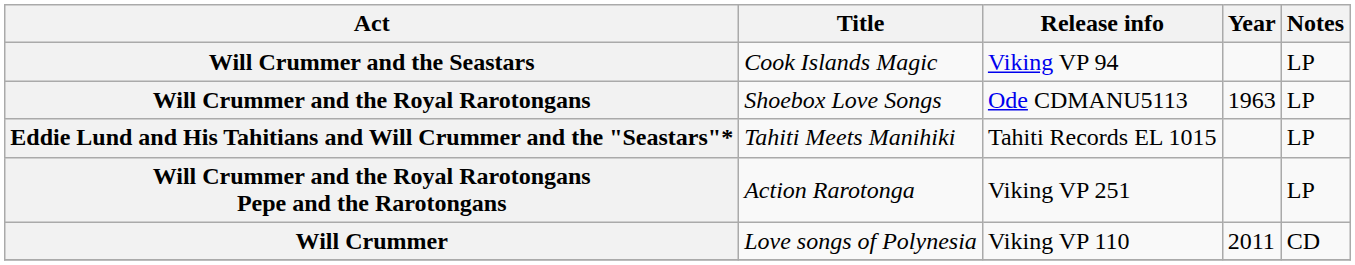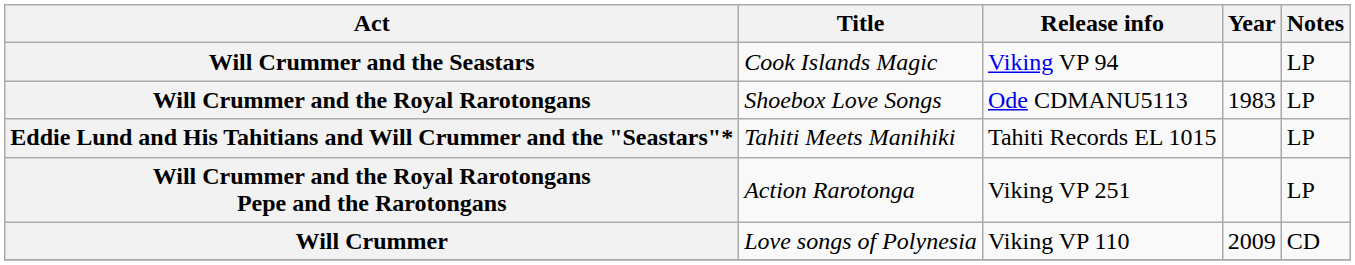(1252, 99) 1963 -> (1252, 99) 1983
(1251, 240) 2011 -> (1252, 240) 2009
